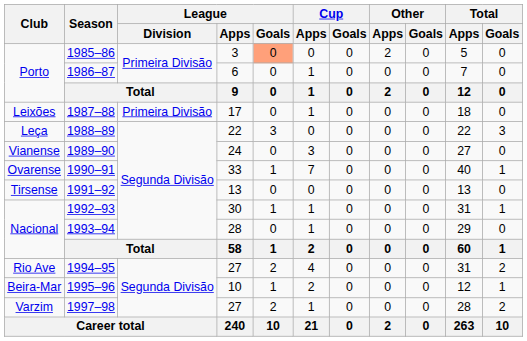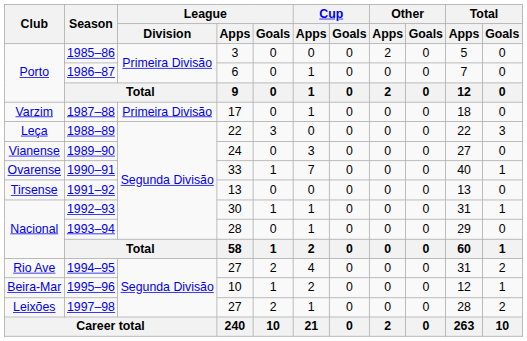(273, 53) lightsalmon background -> (273, 53) no background
(34, 111) Leixões -> (34, 111) Varzim
(34, 307) Varzim -> (34, 307) Leixões
